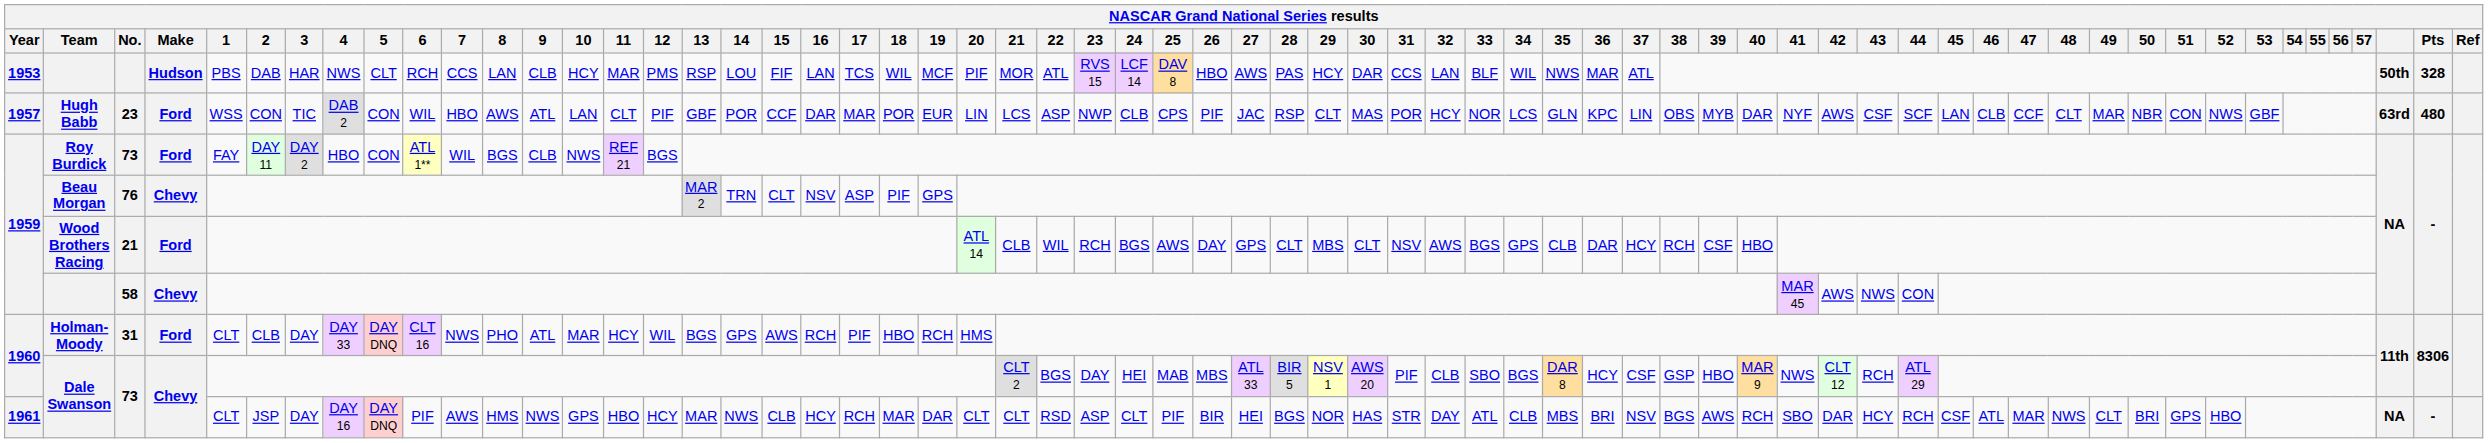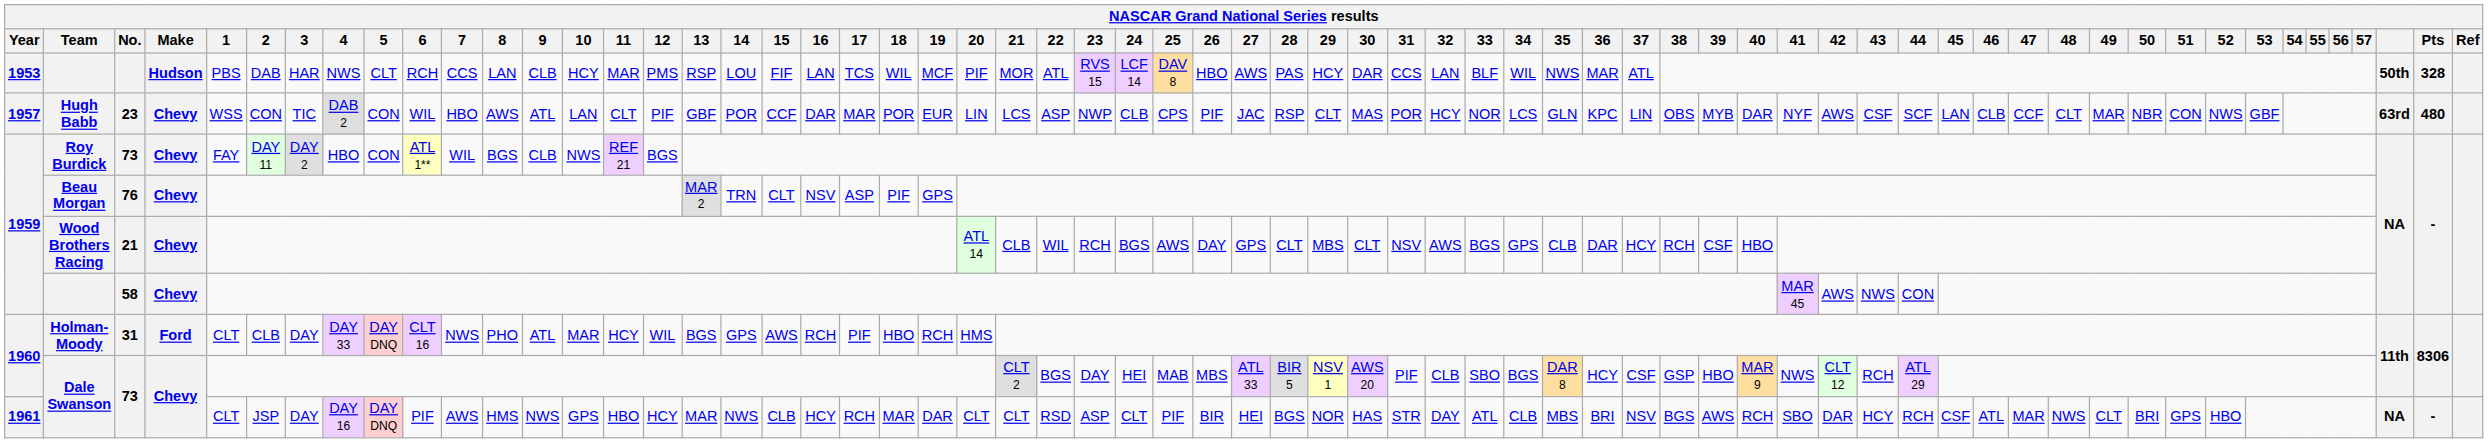(176, 114) Ford -> (176, 114) Chevy
(176, 155) Ford -> (176, 155) Chevy
(176, 245) Ford -> (176, 245) Chevy
